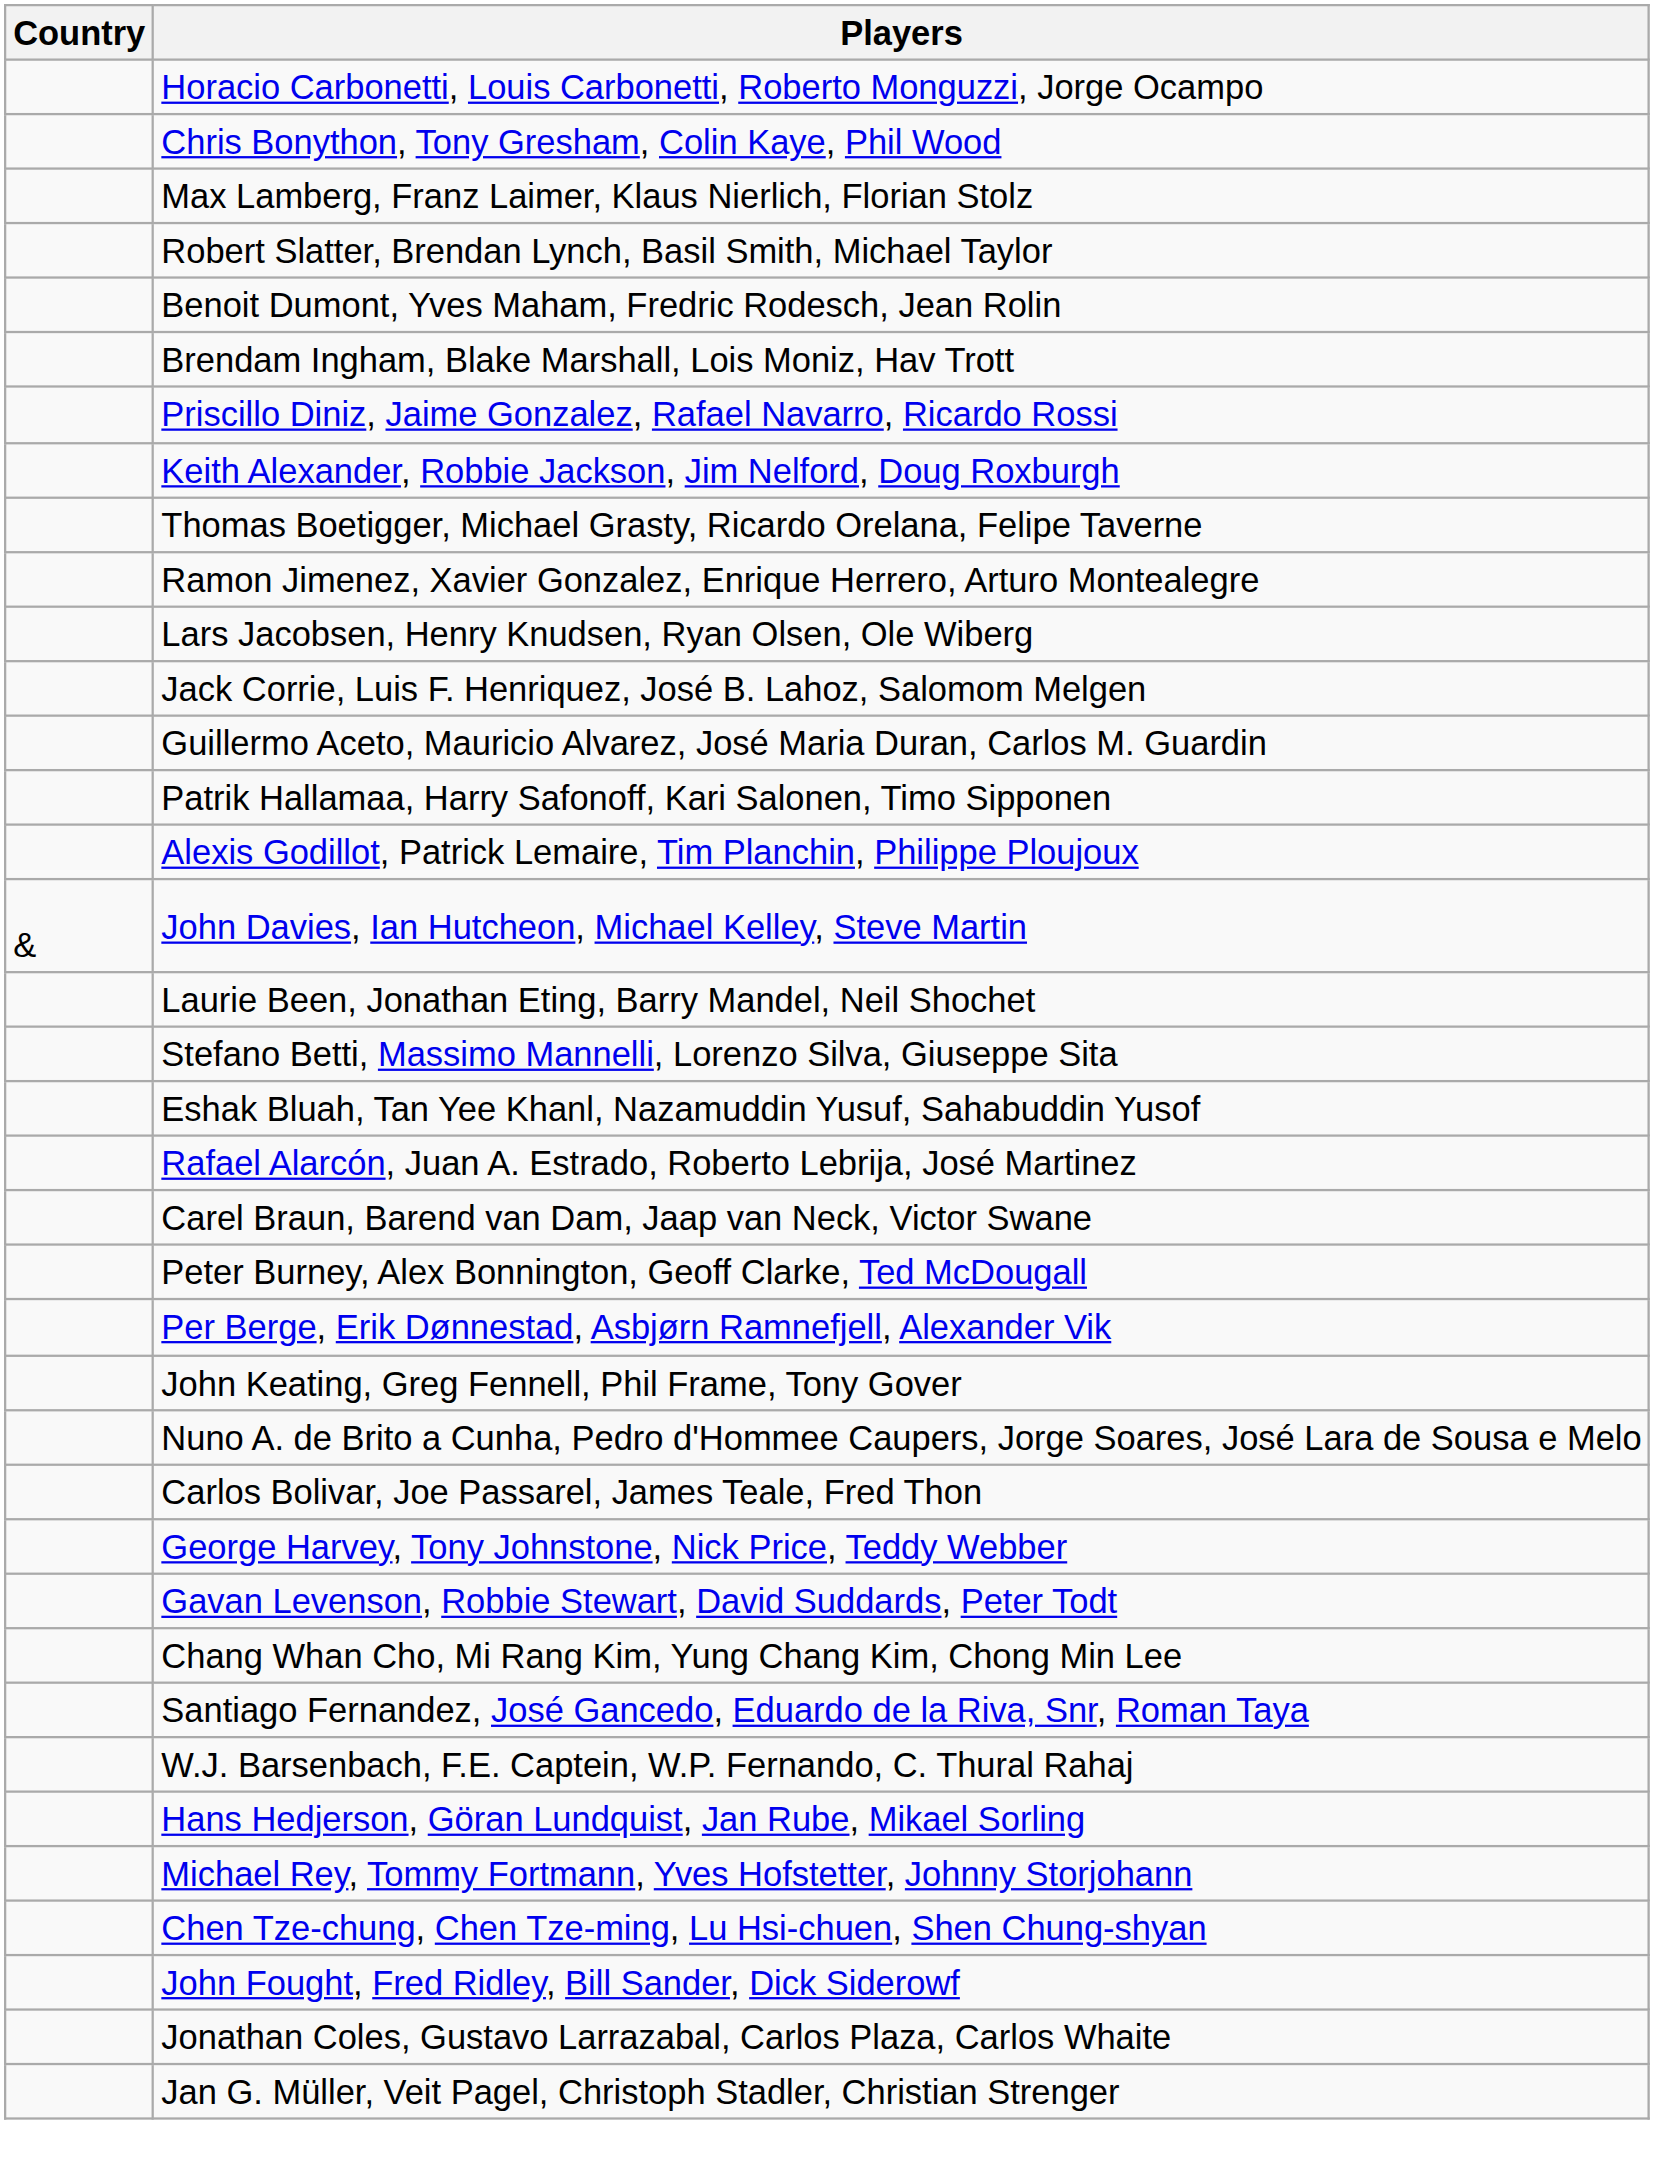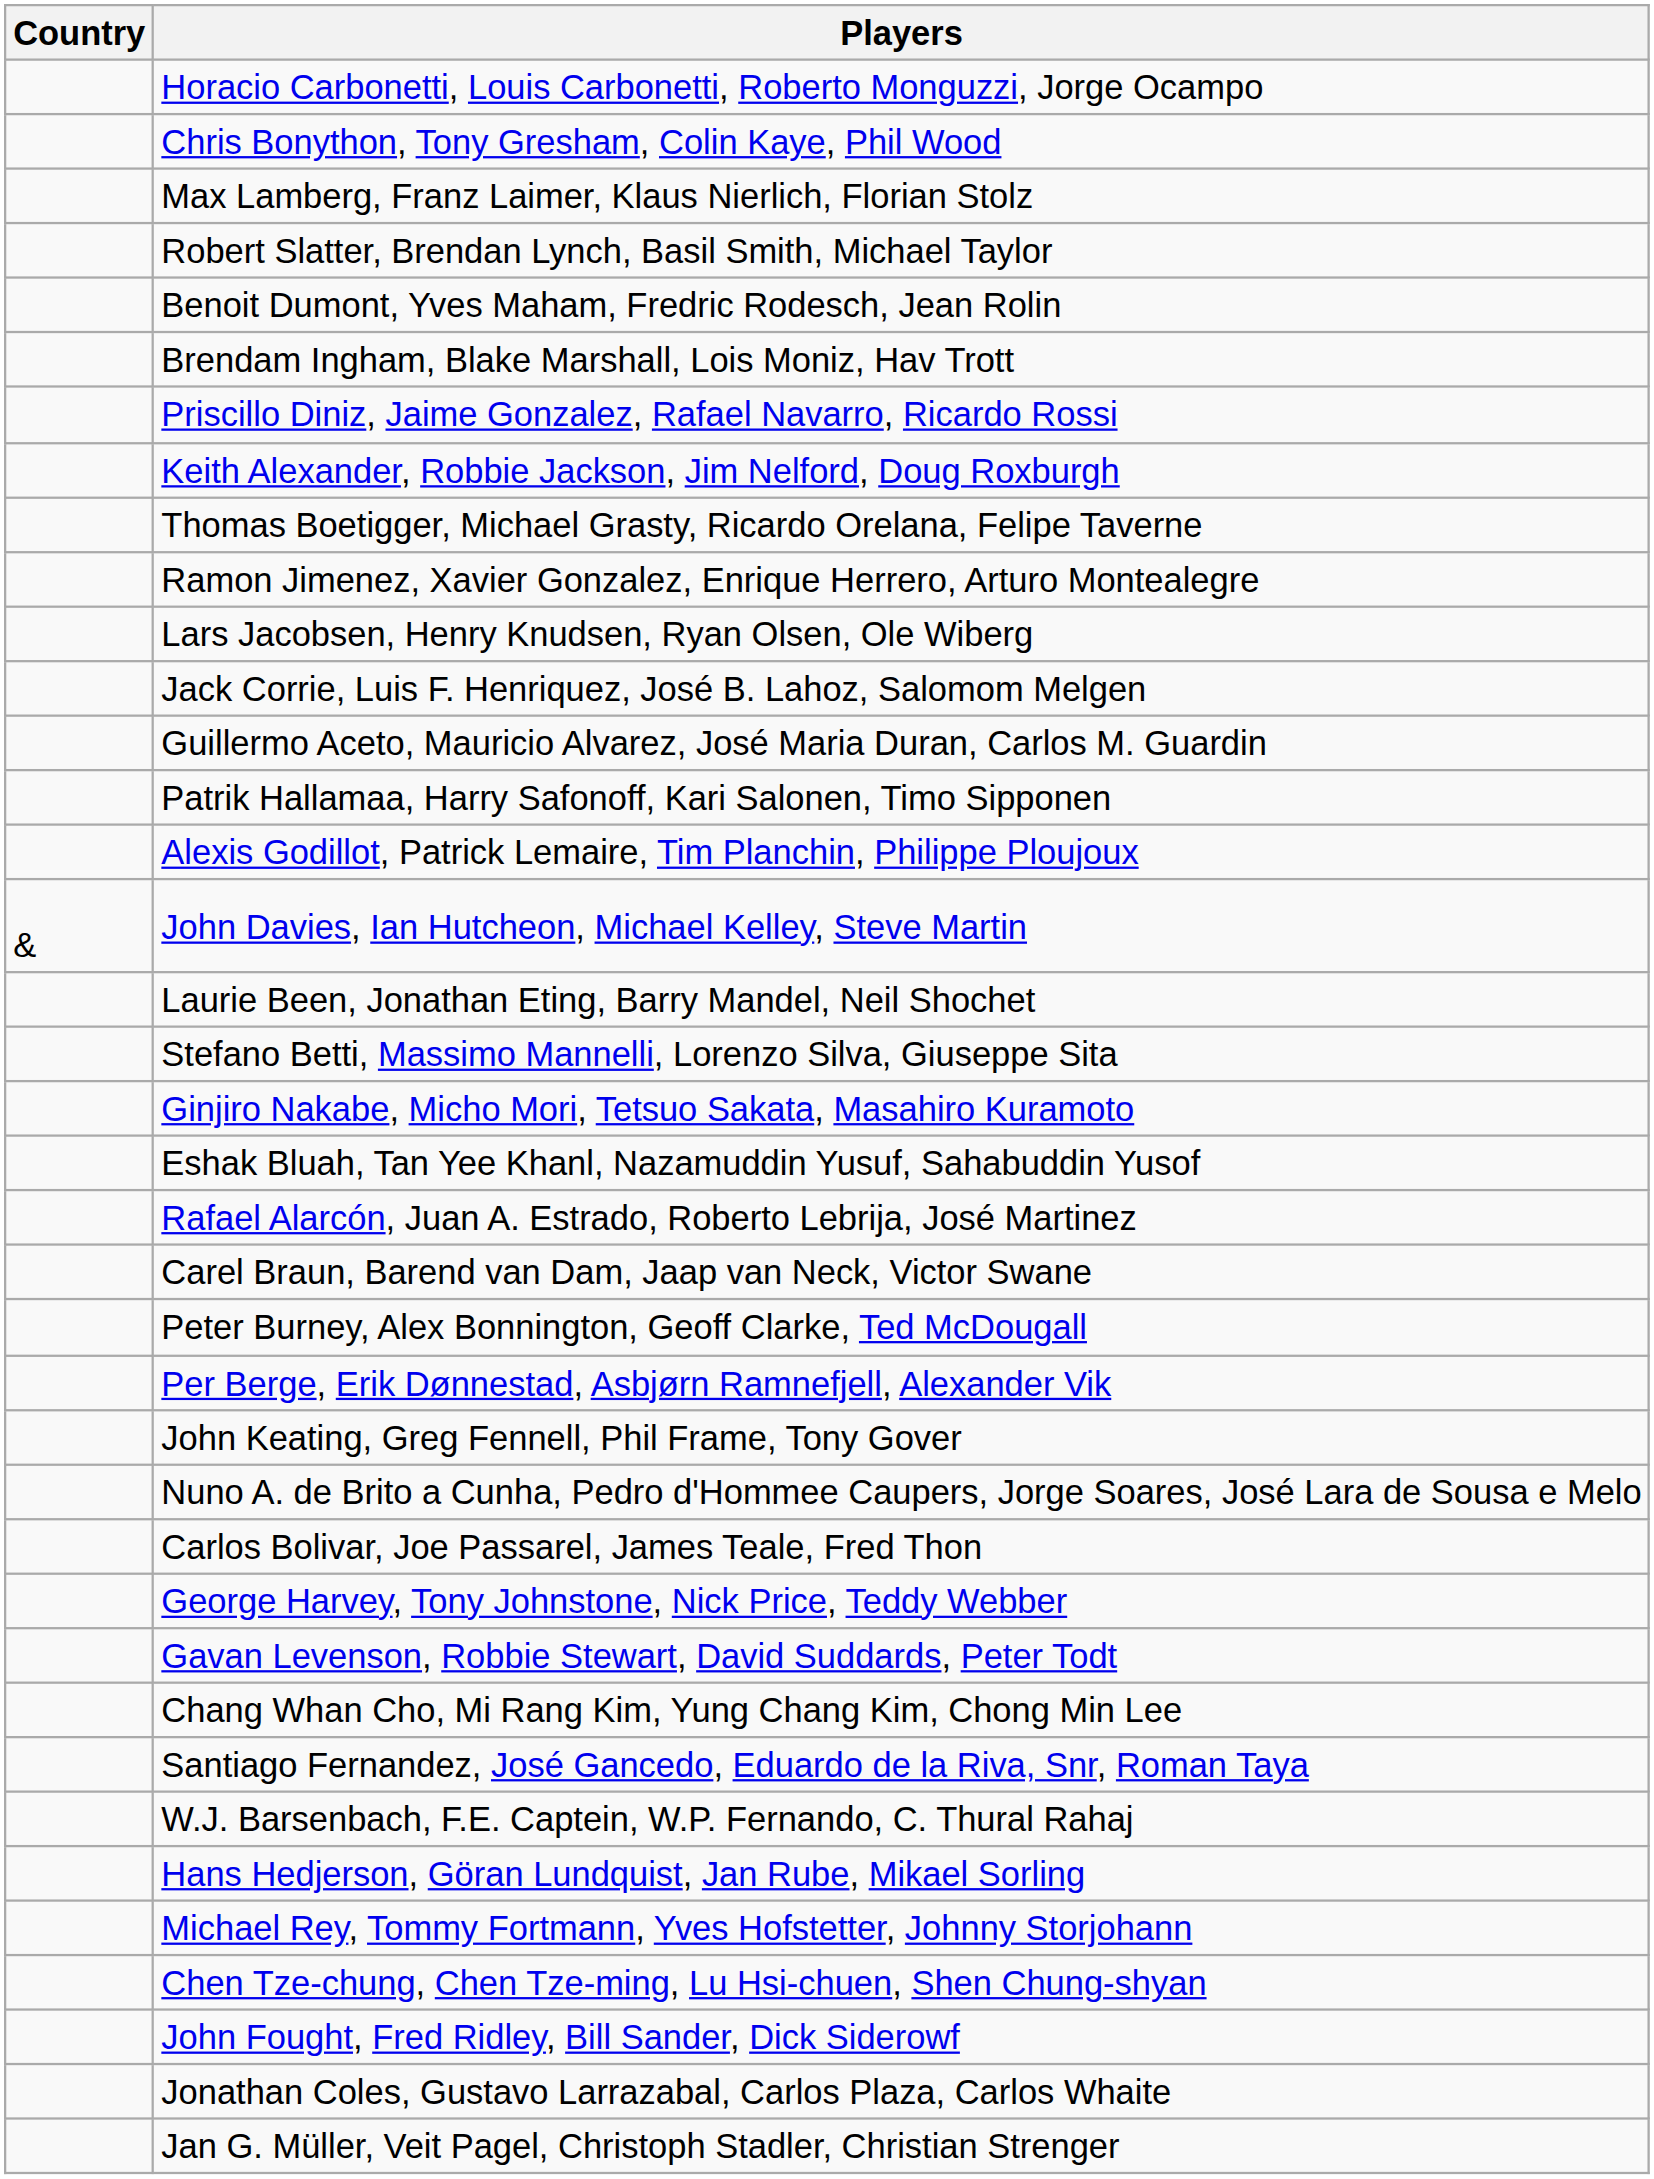+ row: (648, 1109)
